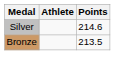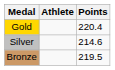+ row: (22, 27)
(90, 42) 213.5 -> (90, 57) 219.5
